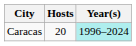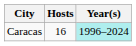(60, 32) 20 -> (60, 32) 16
